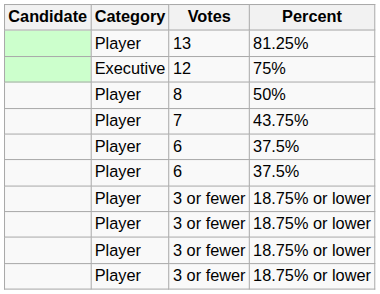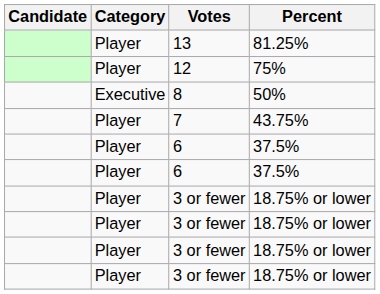(130, 69) Executive -> (118, 69) Player
(118, 95) Player -> (130, 95) Executive
